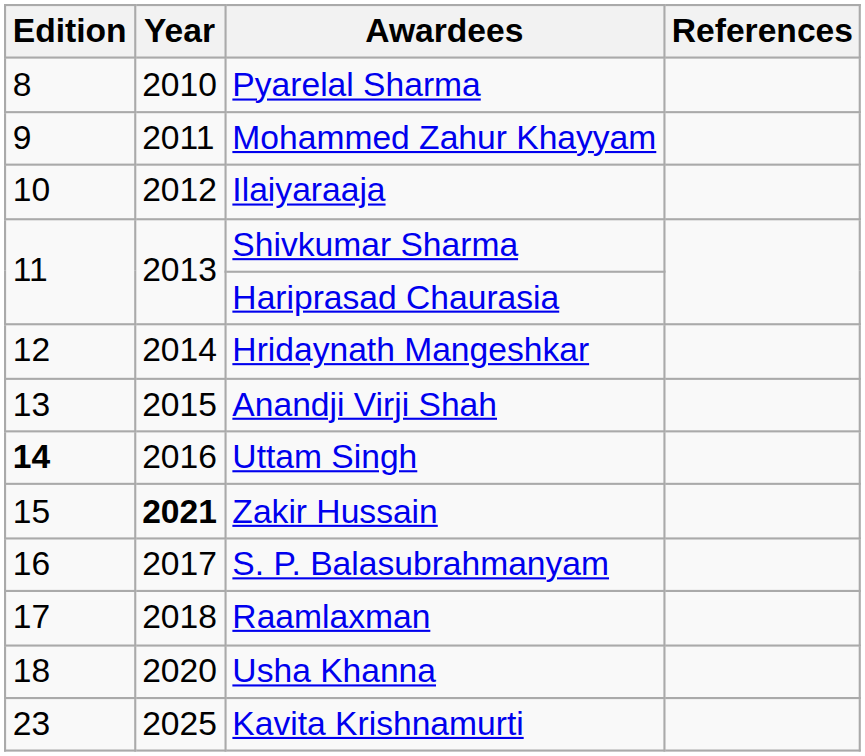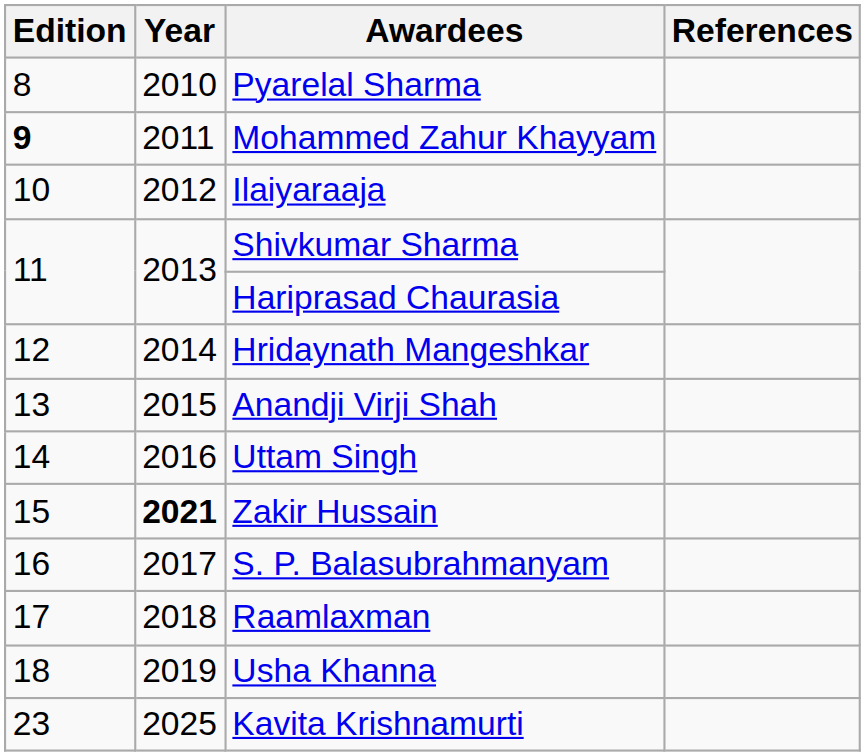(22, 137) normal -> (22, 137) bold
(31, 457) bold -> (31, 457) normal
(180, 670) 2020 -> (180, 670) 2019
